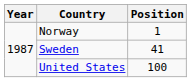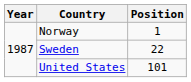(157, 49) 41 -> (157, 49) 22
(157, 67) 100 -> (157, 67) 101
